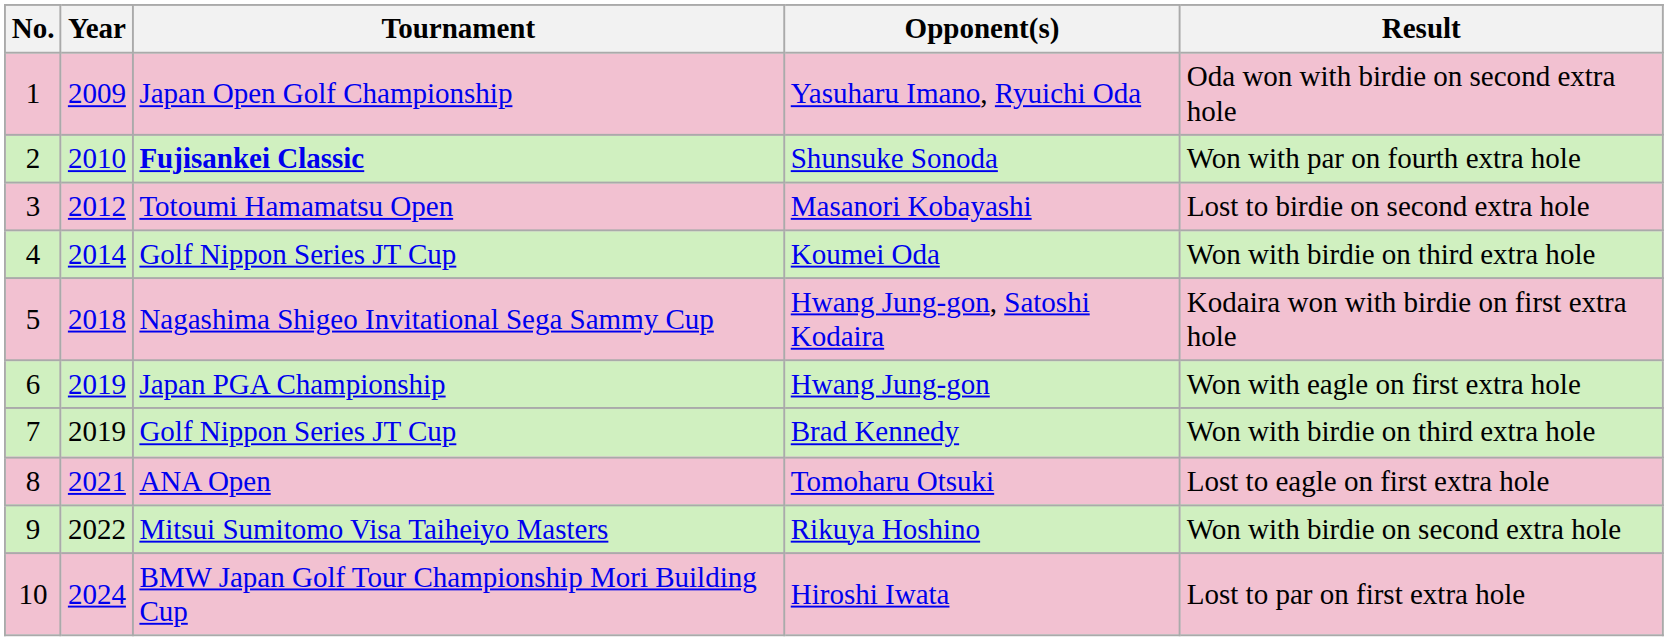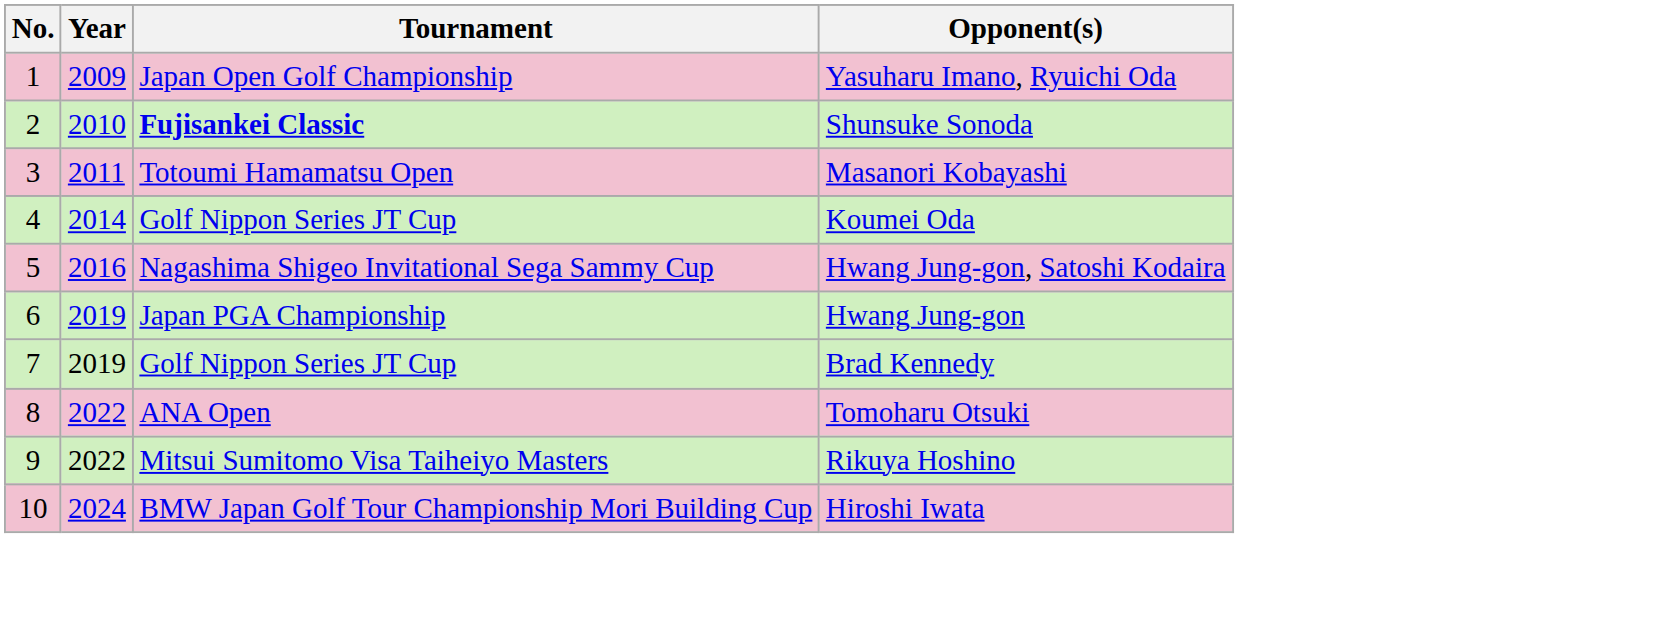- column: (1421, 28)
(97, 206) 2012 -> (96, 172) 2011
(97, 319) 2018 -> (97, 267) 2016
(97, 480) 2021 -> (97, 411) 2022
